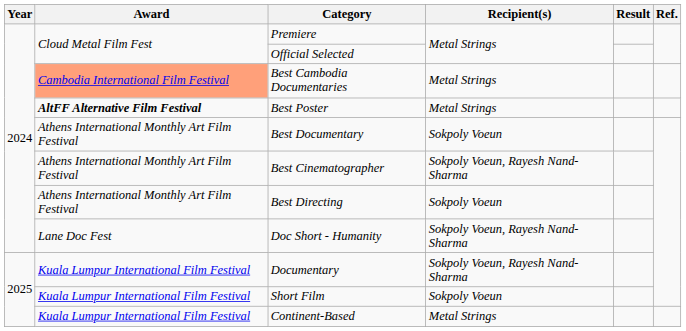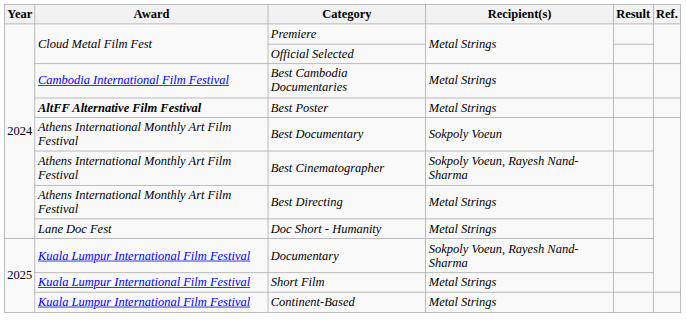(133, 80) lightsalmon background -> (133, 80) no background
(465, 202) Sokpoly Voeun -> (463, 202) Metal Strings
(504, 235) Sokpoly Voeun, Rayesh Nand-Sharma -> (463, 228) Metal Strings
(465, 296) Sokpoly Voeun -> (463, 282) Metal Strings
